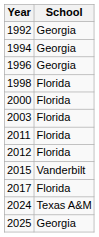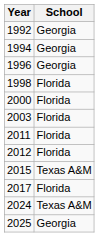(61, 170) Vanderbilt -> (64, 170) Texas A&M
